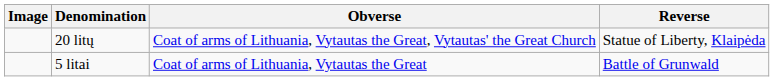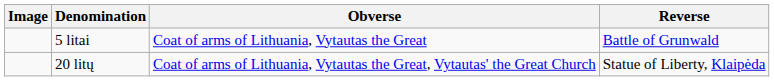rows swapped: (72, 64) <-> (74, 40)
